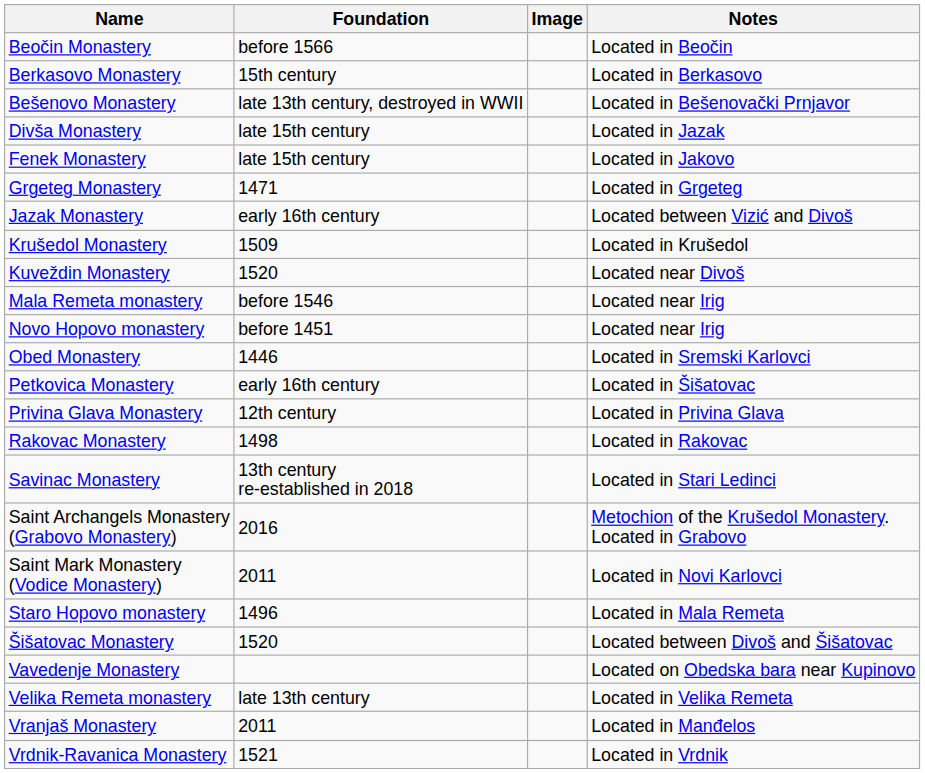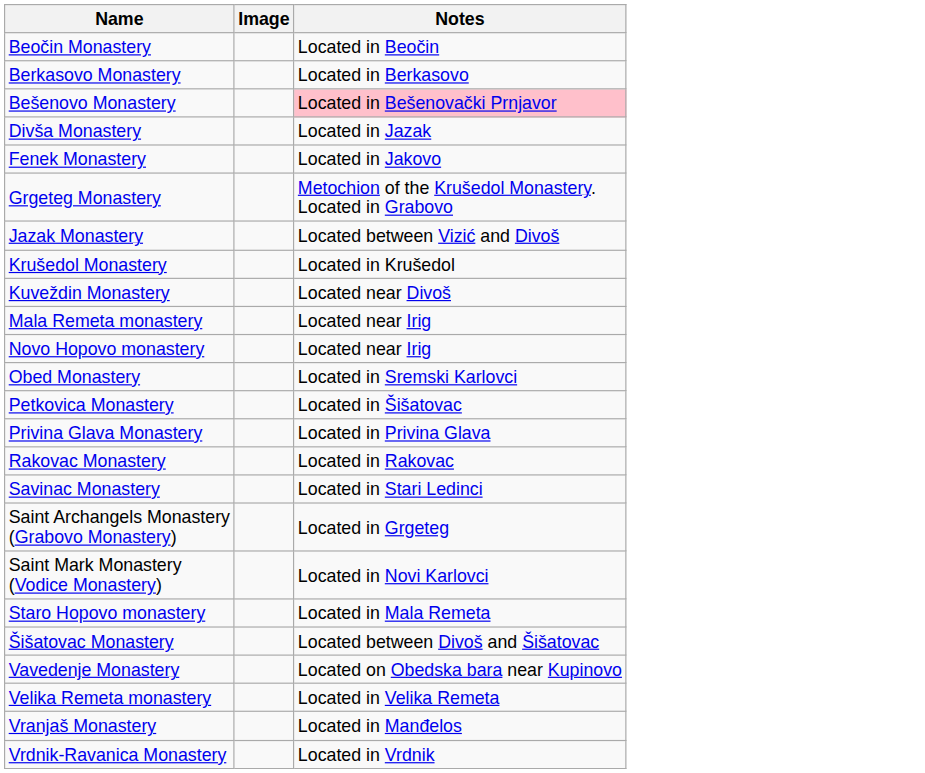- column: (381, 19)
(721, 103) no background -> (427, 103) pink background
(667, 188) Located in Grgeteg -> (447, 198) Metochion of the Krušedol Monastery. Located in Grabovo
(740, 527) Metochion of the Krušedol Monastery. Located in Grabovo -> (373, 527) Located in Grgeteg
